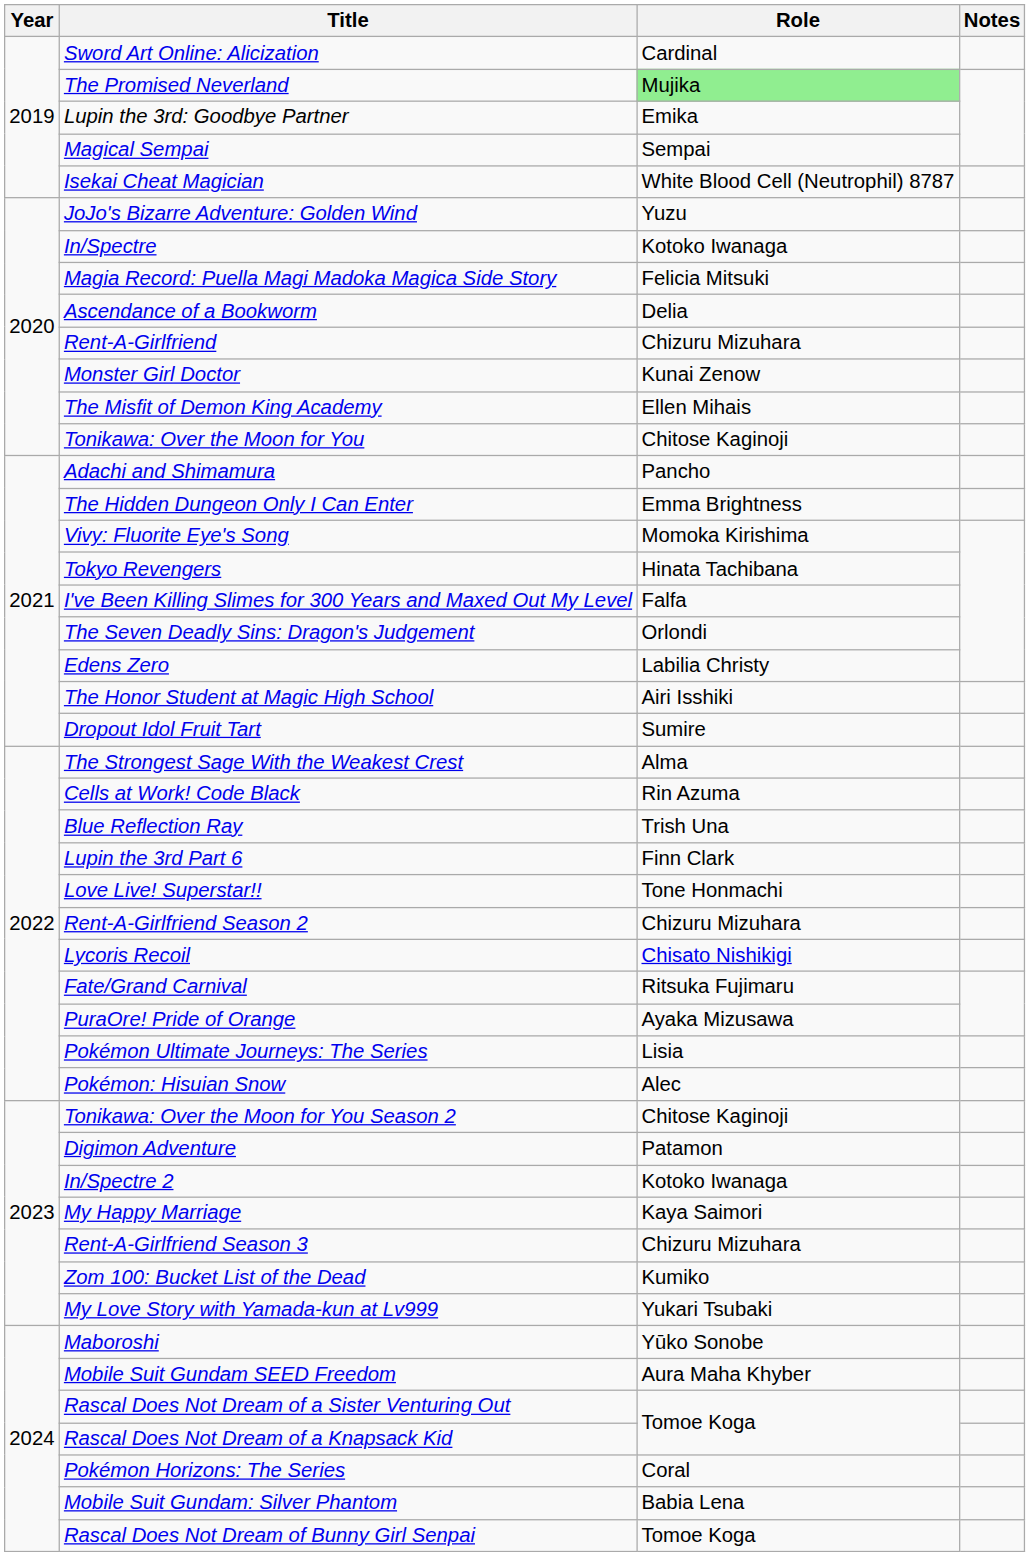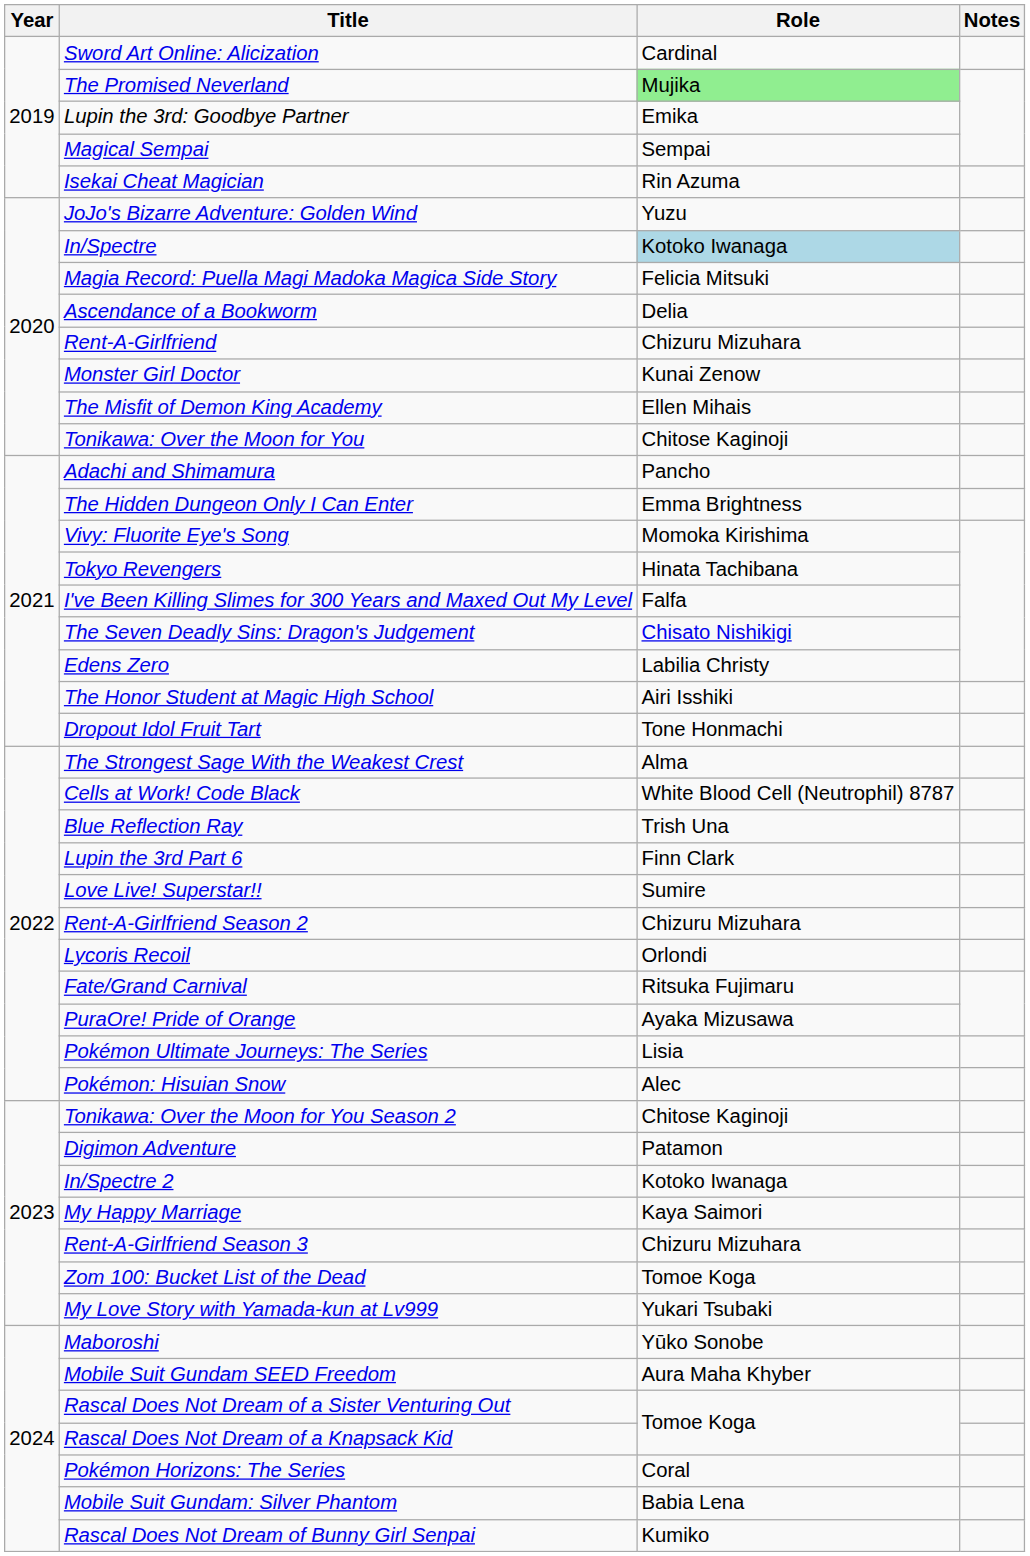(798, 181) White Blood Cell (Neutrophil) 8787 -> (691, 181) Rin Azuma
(714, 246) no background -> (714, 246) lightblue background
(674, 632) Orlondi -> (717, 632) Chisato Nishikigi
(674, 729) Sumire -> (712, 729) Tone Honmachi
(691, 794) Rin Azuma -> (798, 794) White Blood Cell (Neutrophil) 8787
(712, 890) Tone Honmachi -> (674, 890) Sumire
(717, 955) Chisato Nishikigi -> (674, 955) Orlondi
(675, 1277) Kumiko -> (699, 1277) Tomoe Koga
(699, 1535) Tomoe Koga -> (675, 1535) Kumiko
